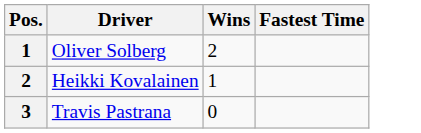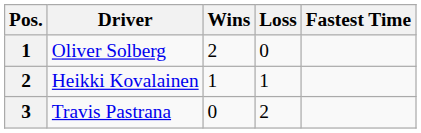+ column: (278, 19)
